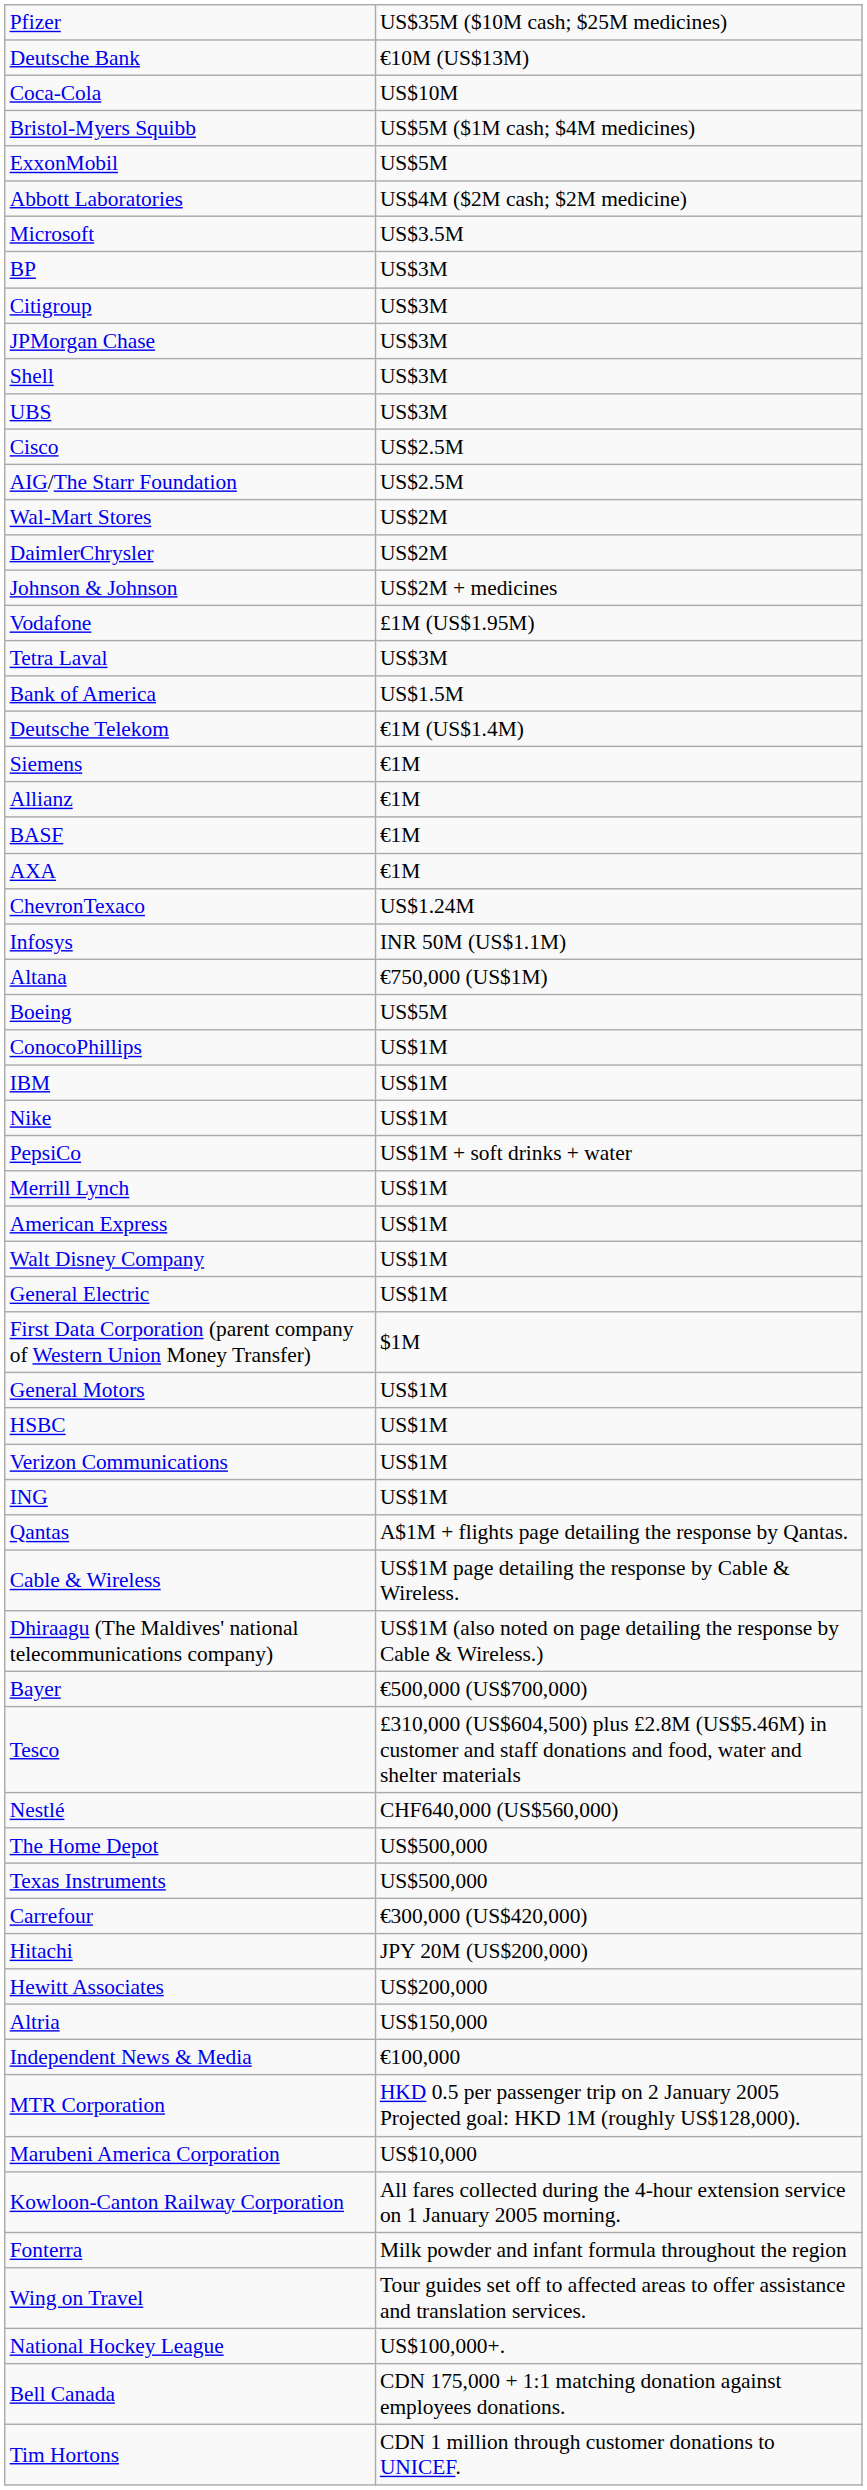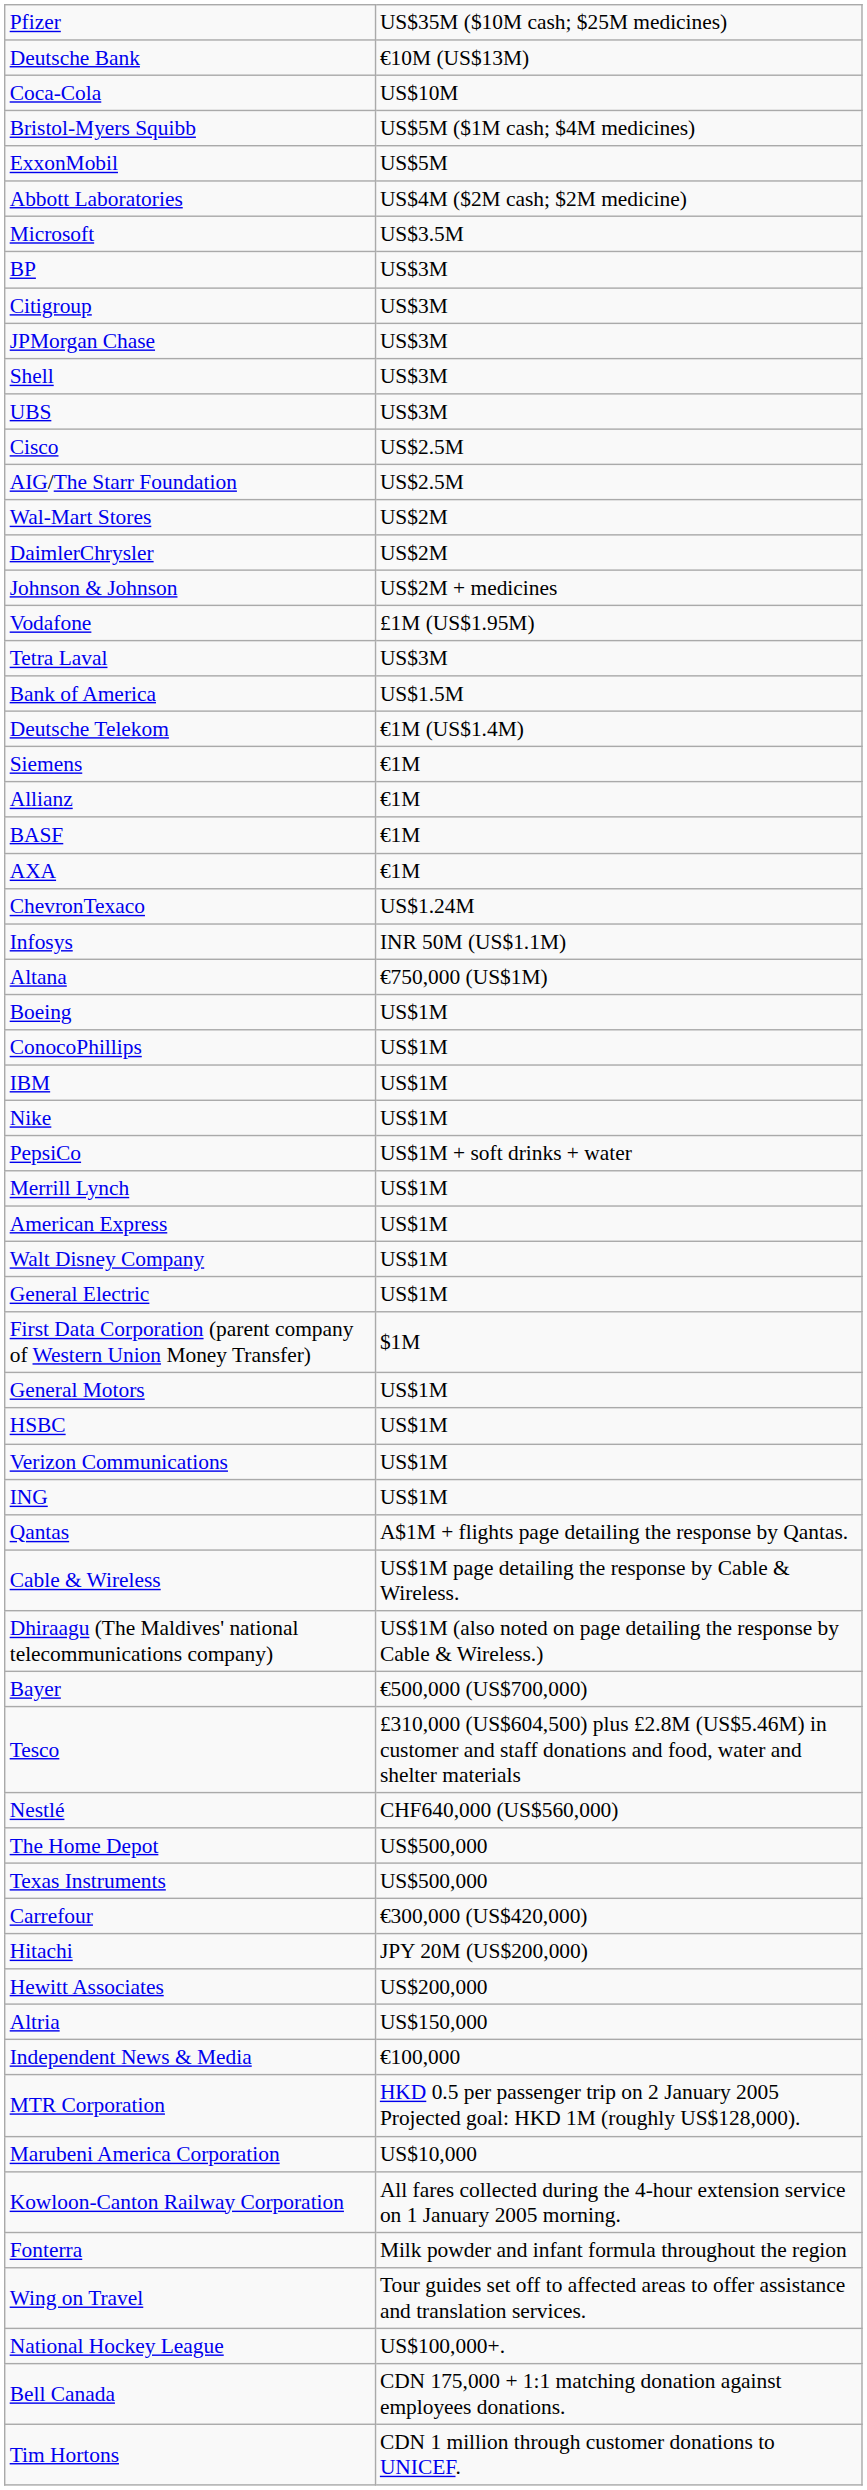(414, 1011) US$5M -> (414, 1011) US$1M
